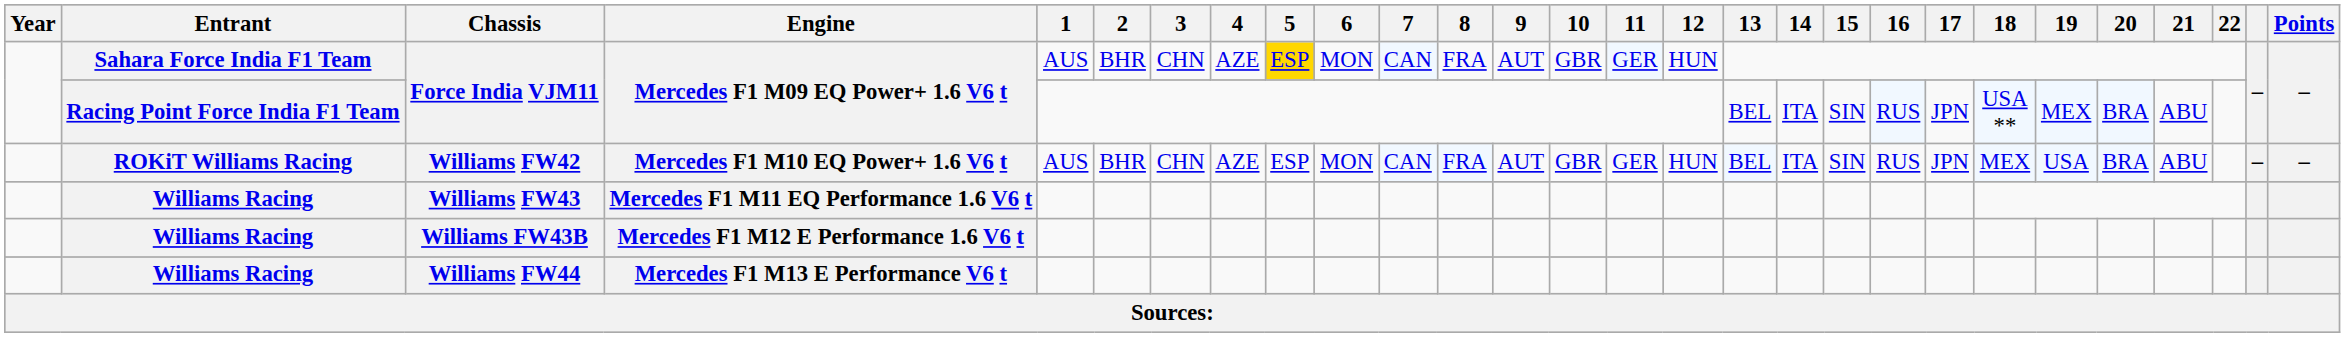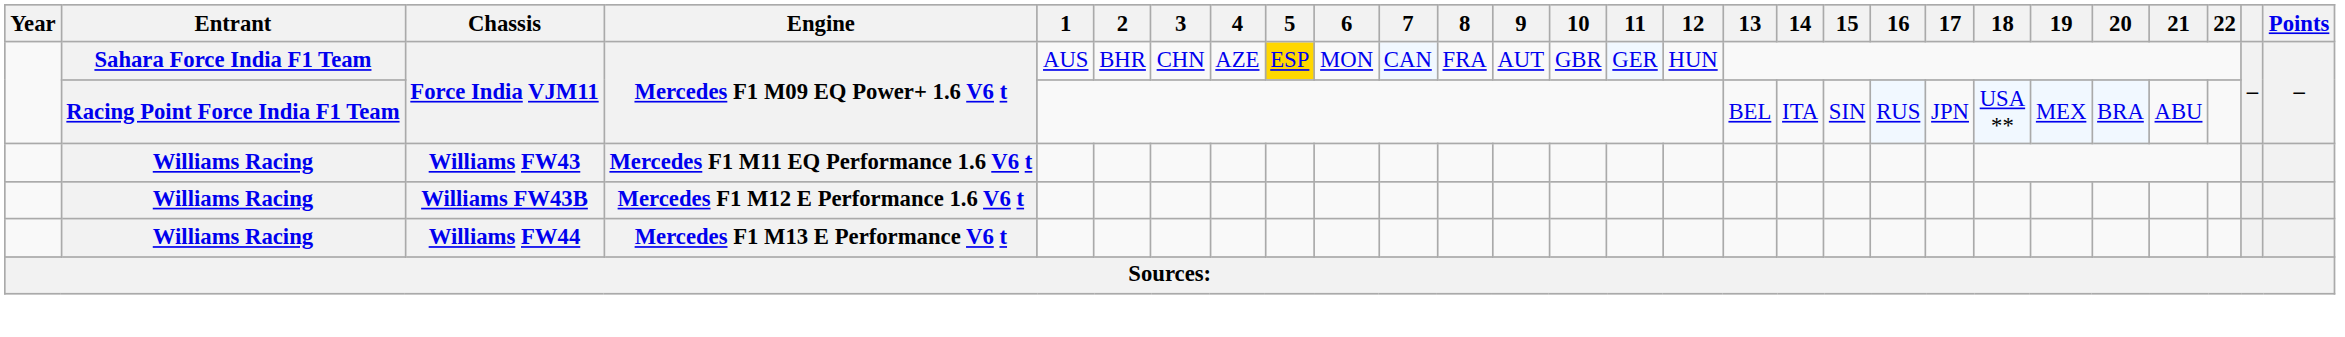- row: (233, 161)
